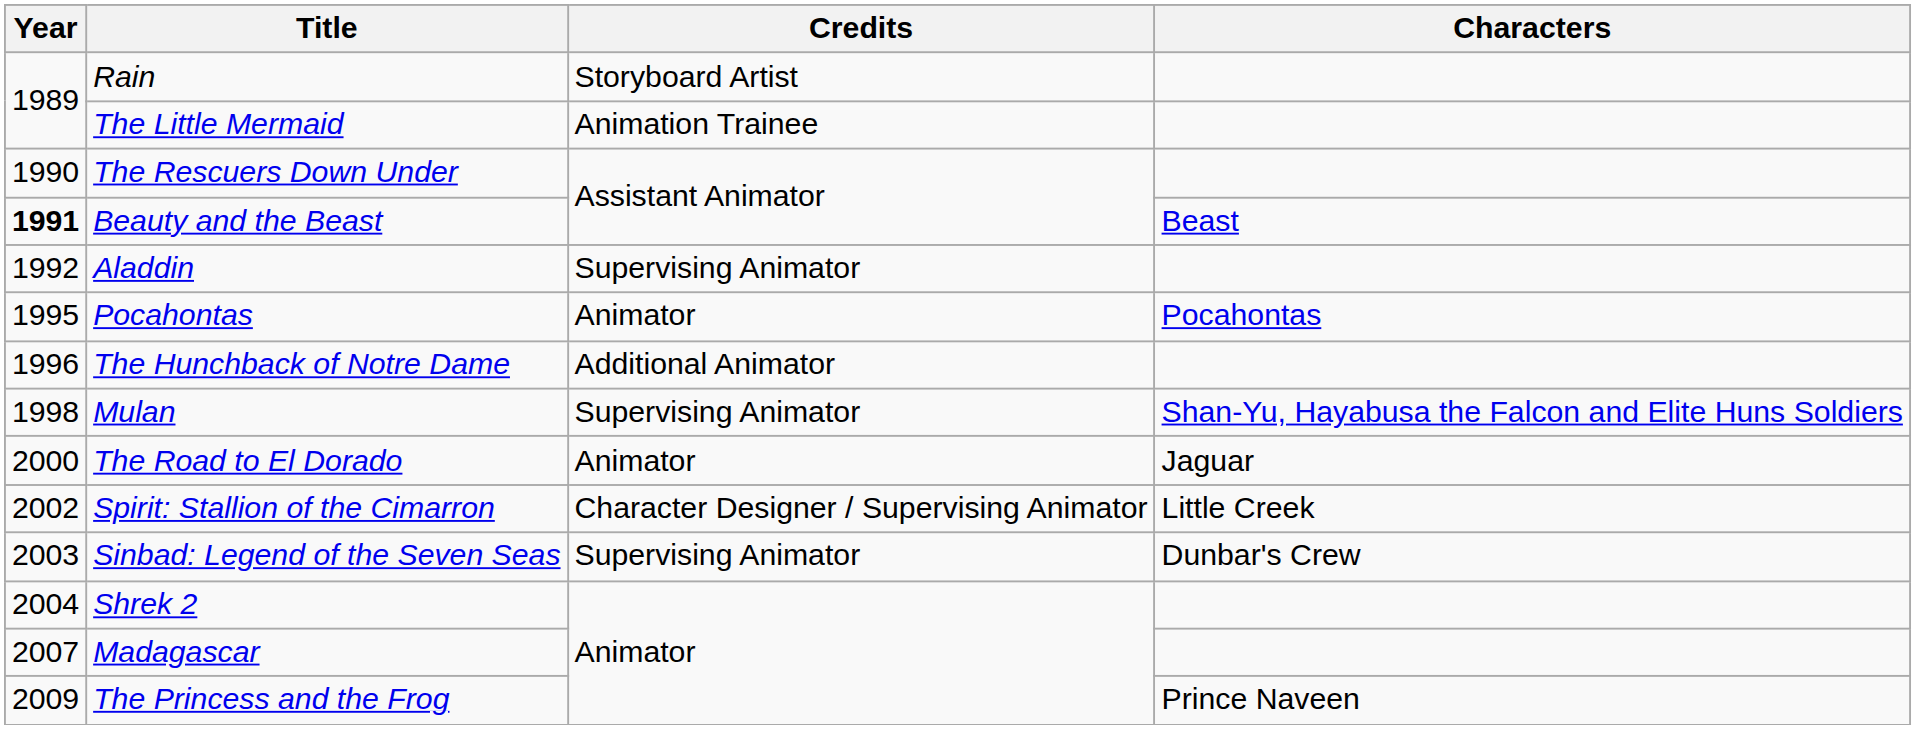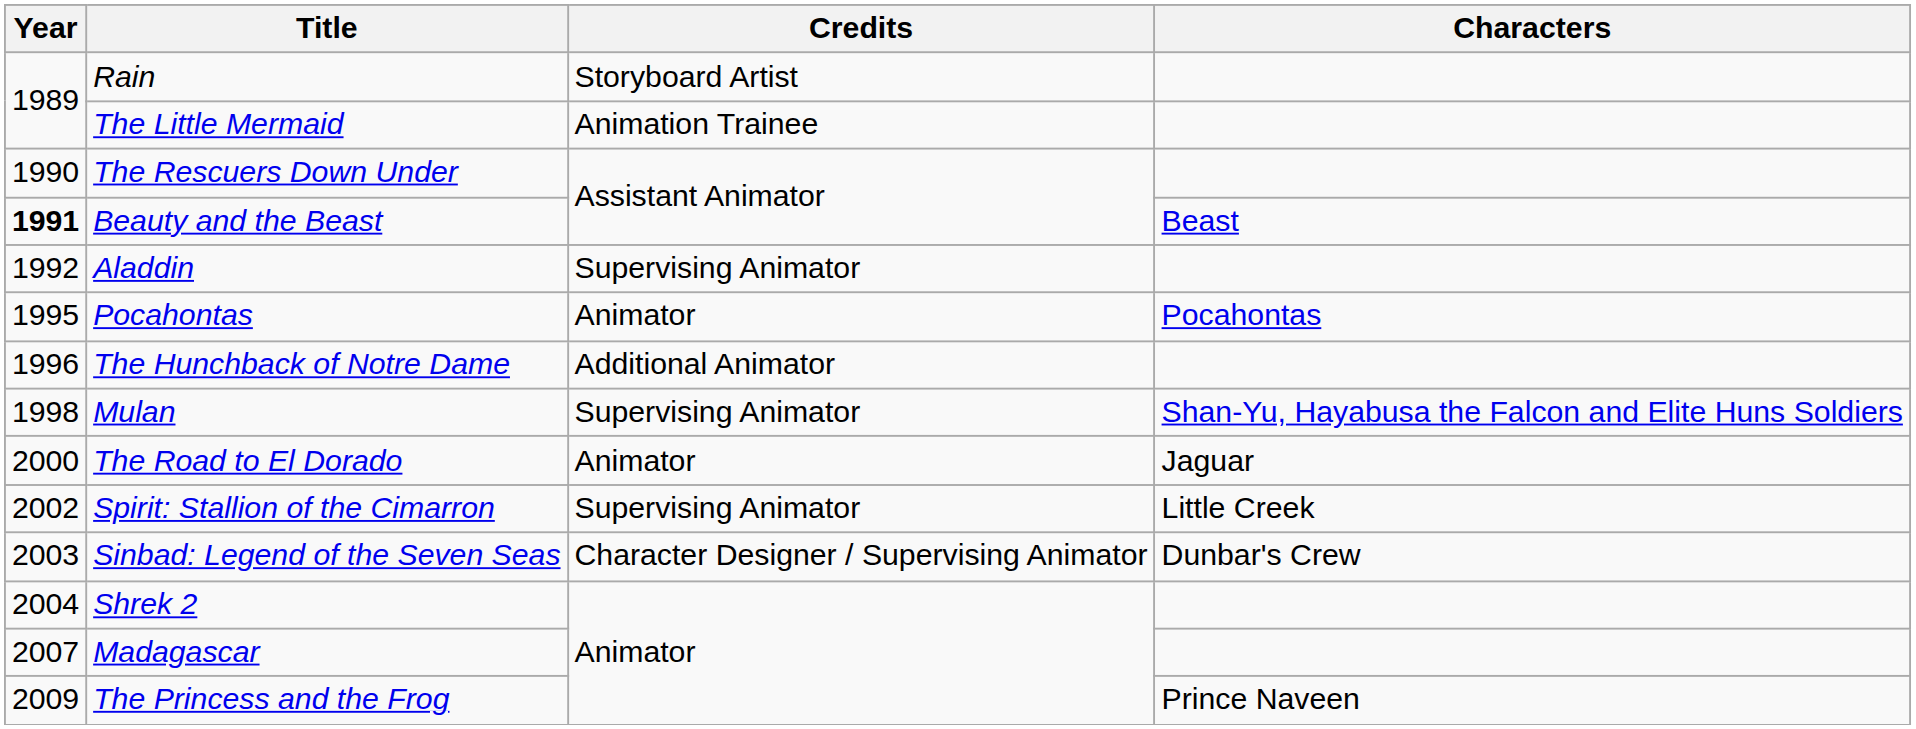(861, 508) Character Designer / Supervising Animator -> (717, 508) Supervising Animator
(717, 556) Supervising Animator -> (861, 556) Character Designer / Supervising Animator
